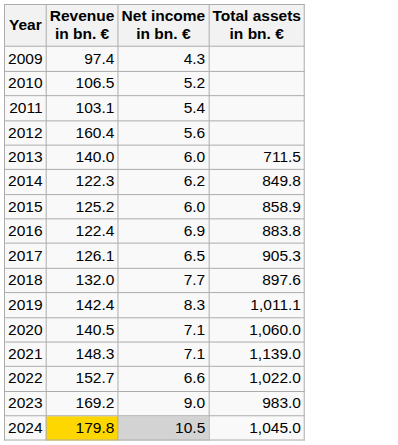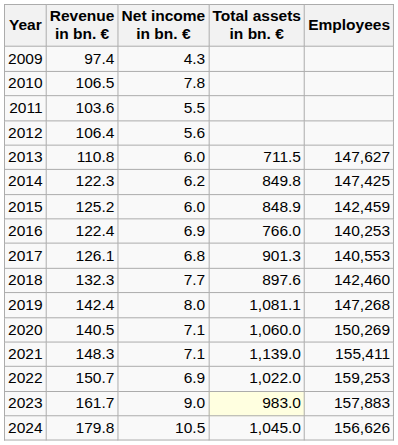+ column: (349, 25)
(194, 83) 5.2 -> (194, 83) 7.8
(95, 108) 103.1 -> (95, 108) 103.6
(194, 108) 5.4 -> (194, 108) 5.5
(95, 132) 160.4 -> (95, 132) 106.4
(95, 157) 140.0 -> (96, 157) 110.8
(282, 206) 858.9 -> (282, 206) 848.9
(282, 231) 883.8 -> (282, 231) 766.0
(194, 255) 6.5 -> (194, 255) 6.8
(282, 255) 905.3 -> (282, 255) 901.3
(95, 280) 132.0 -> (95, 280) 132.3
(194, 305) 8.3 -> (194, 305) 8.0
(276, 305) 1,011.1 -> (275, 305) 1,081.1
(95, 378) 152.7 -> (95, 378) 150.7
(194, 378) 6.6 -> (194, 378) 6.9
(95, 403) 169.2 -> (95, 403) 161.7
(282, 403) no background -> (282, 403) lightyellow background
(95, 428) gold background -> (95, 428) no background
(190, 428) lightgrey background -> (190, 428) no background
